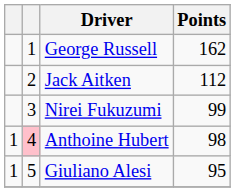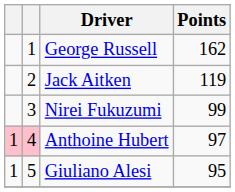(213, 79) 112 -> (213, 79) 119
(14, 140) no background -> (14, 140) pink background
(217, 140) 98 -> (217, 140) 97
